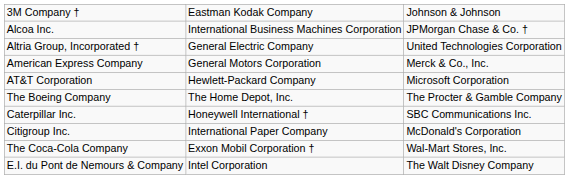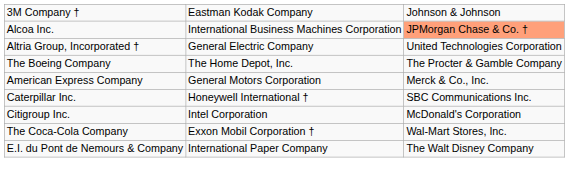(467, 30) no background -> (467, 30) lightsalmon background
rows swapped: (75, 64) <-> (59, 98)
- row: (50, 81)
(258, 132) International Paper Company -> (228, 115) Intel Corporation
(228, 166) Intel Corporation -> (258, 149) International Paper Company
